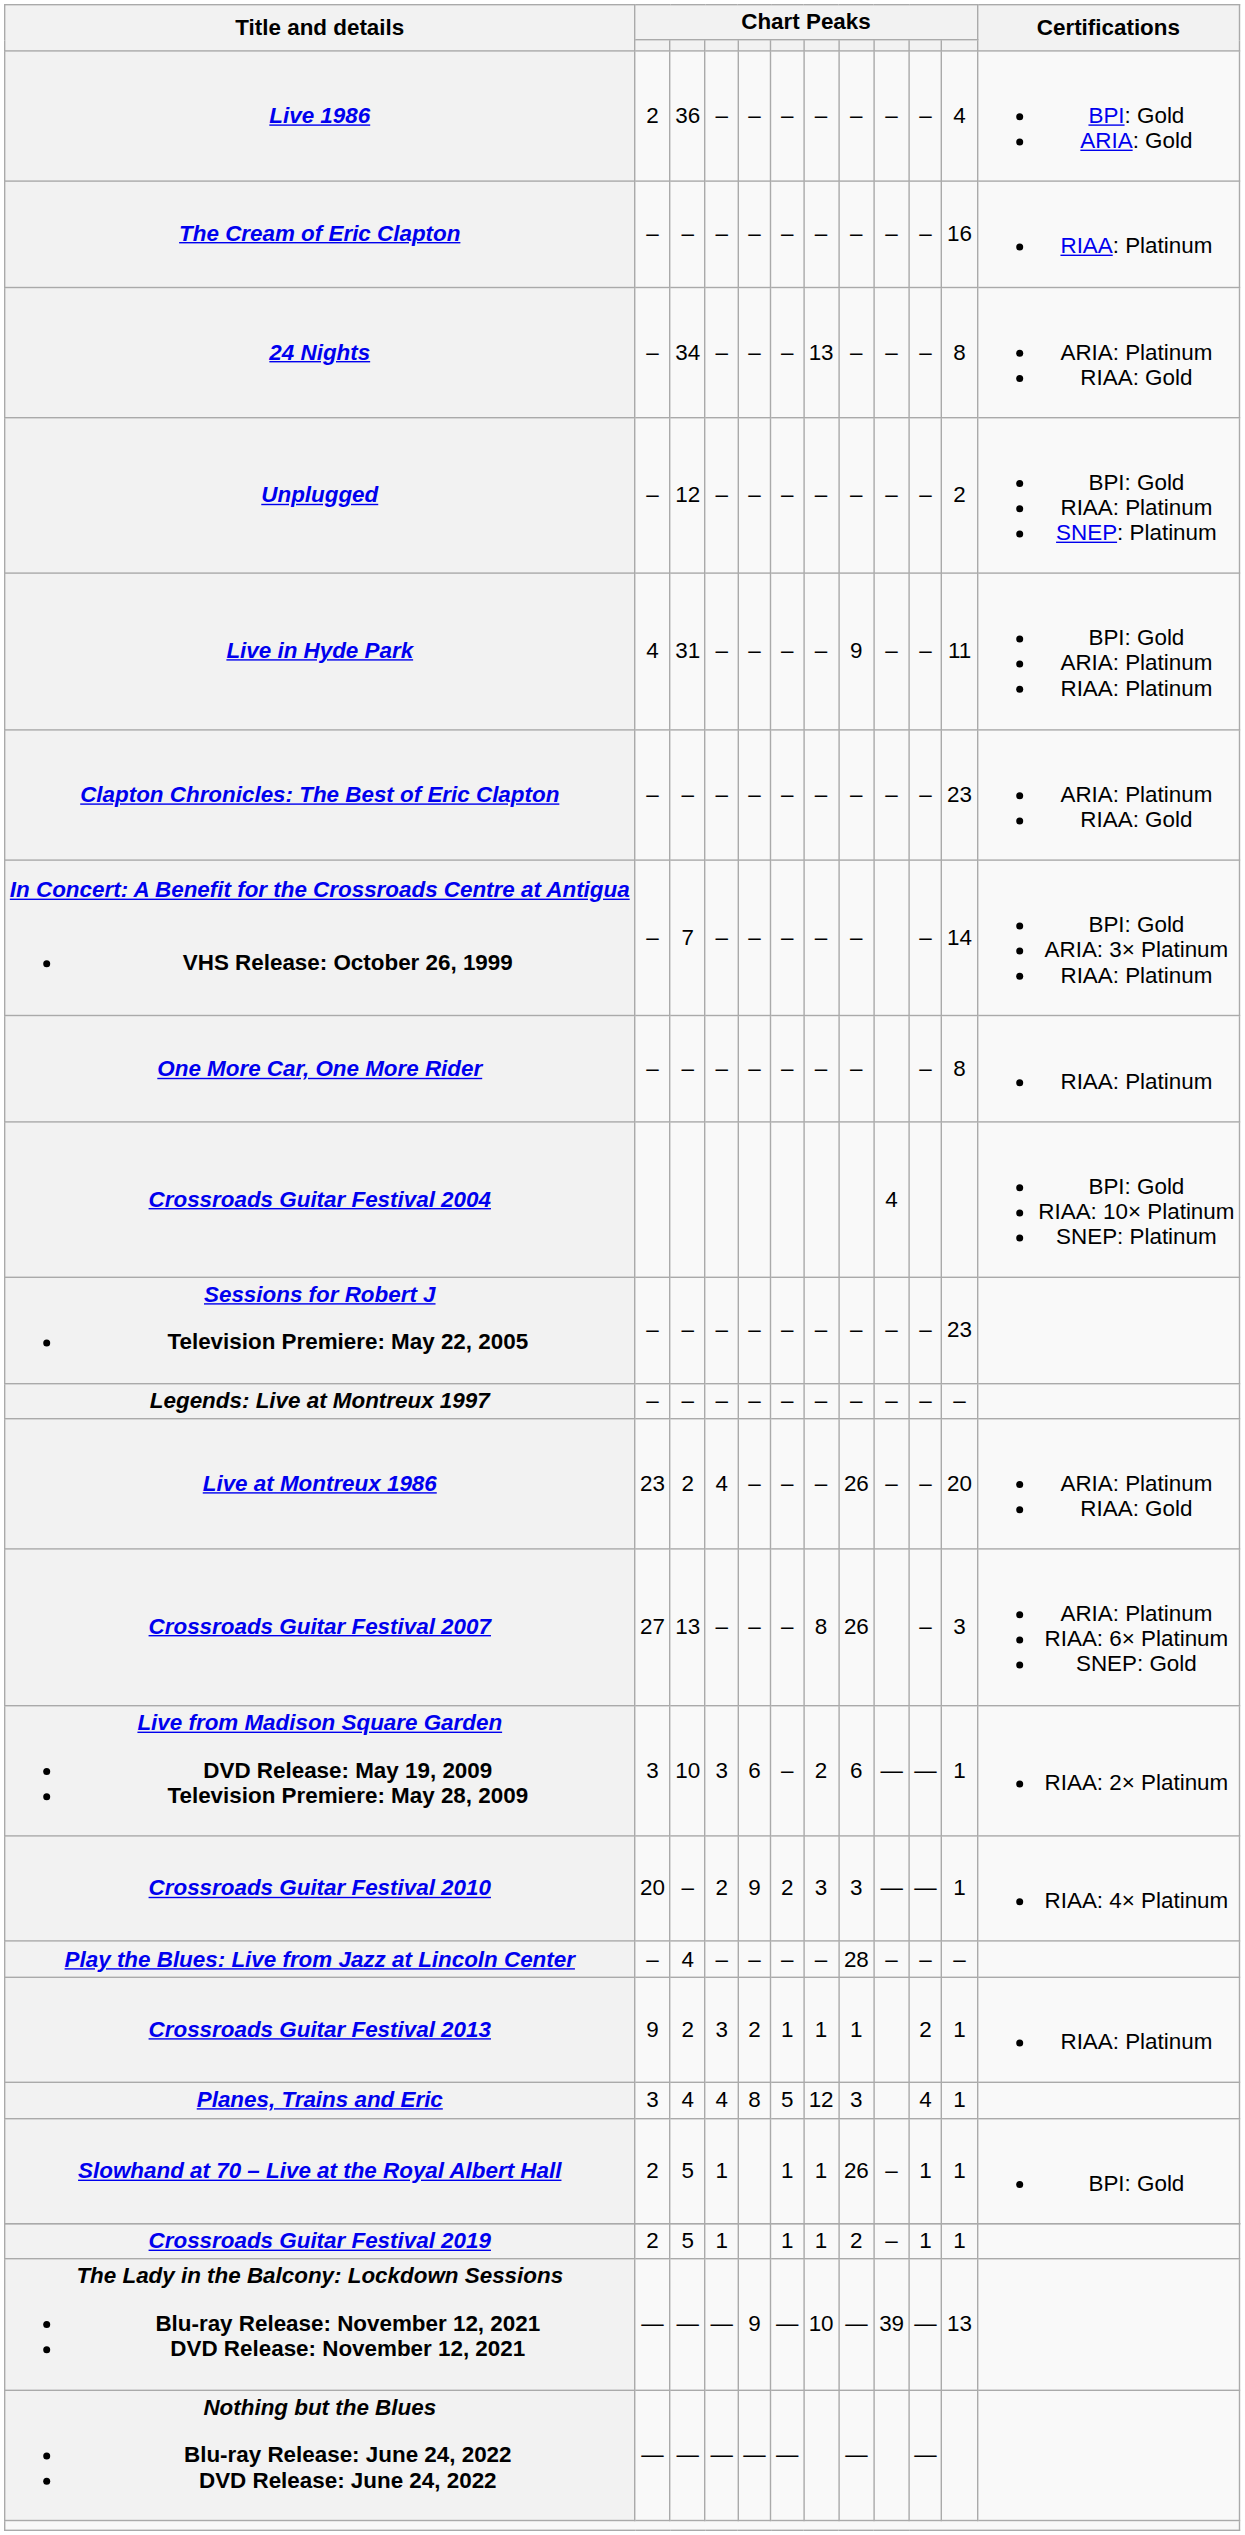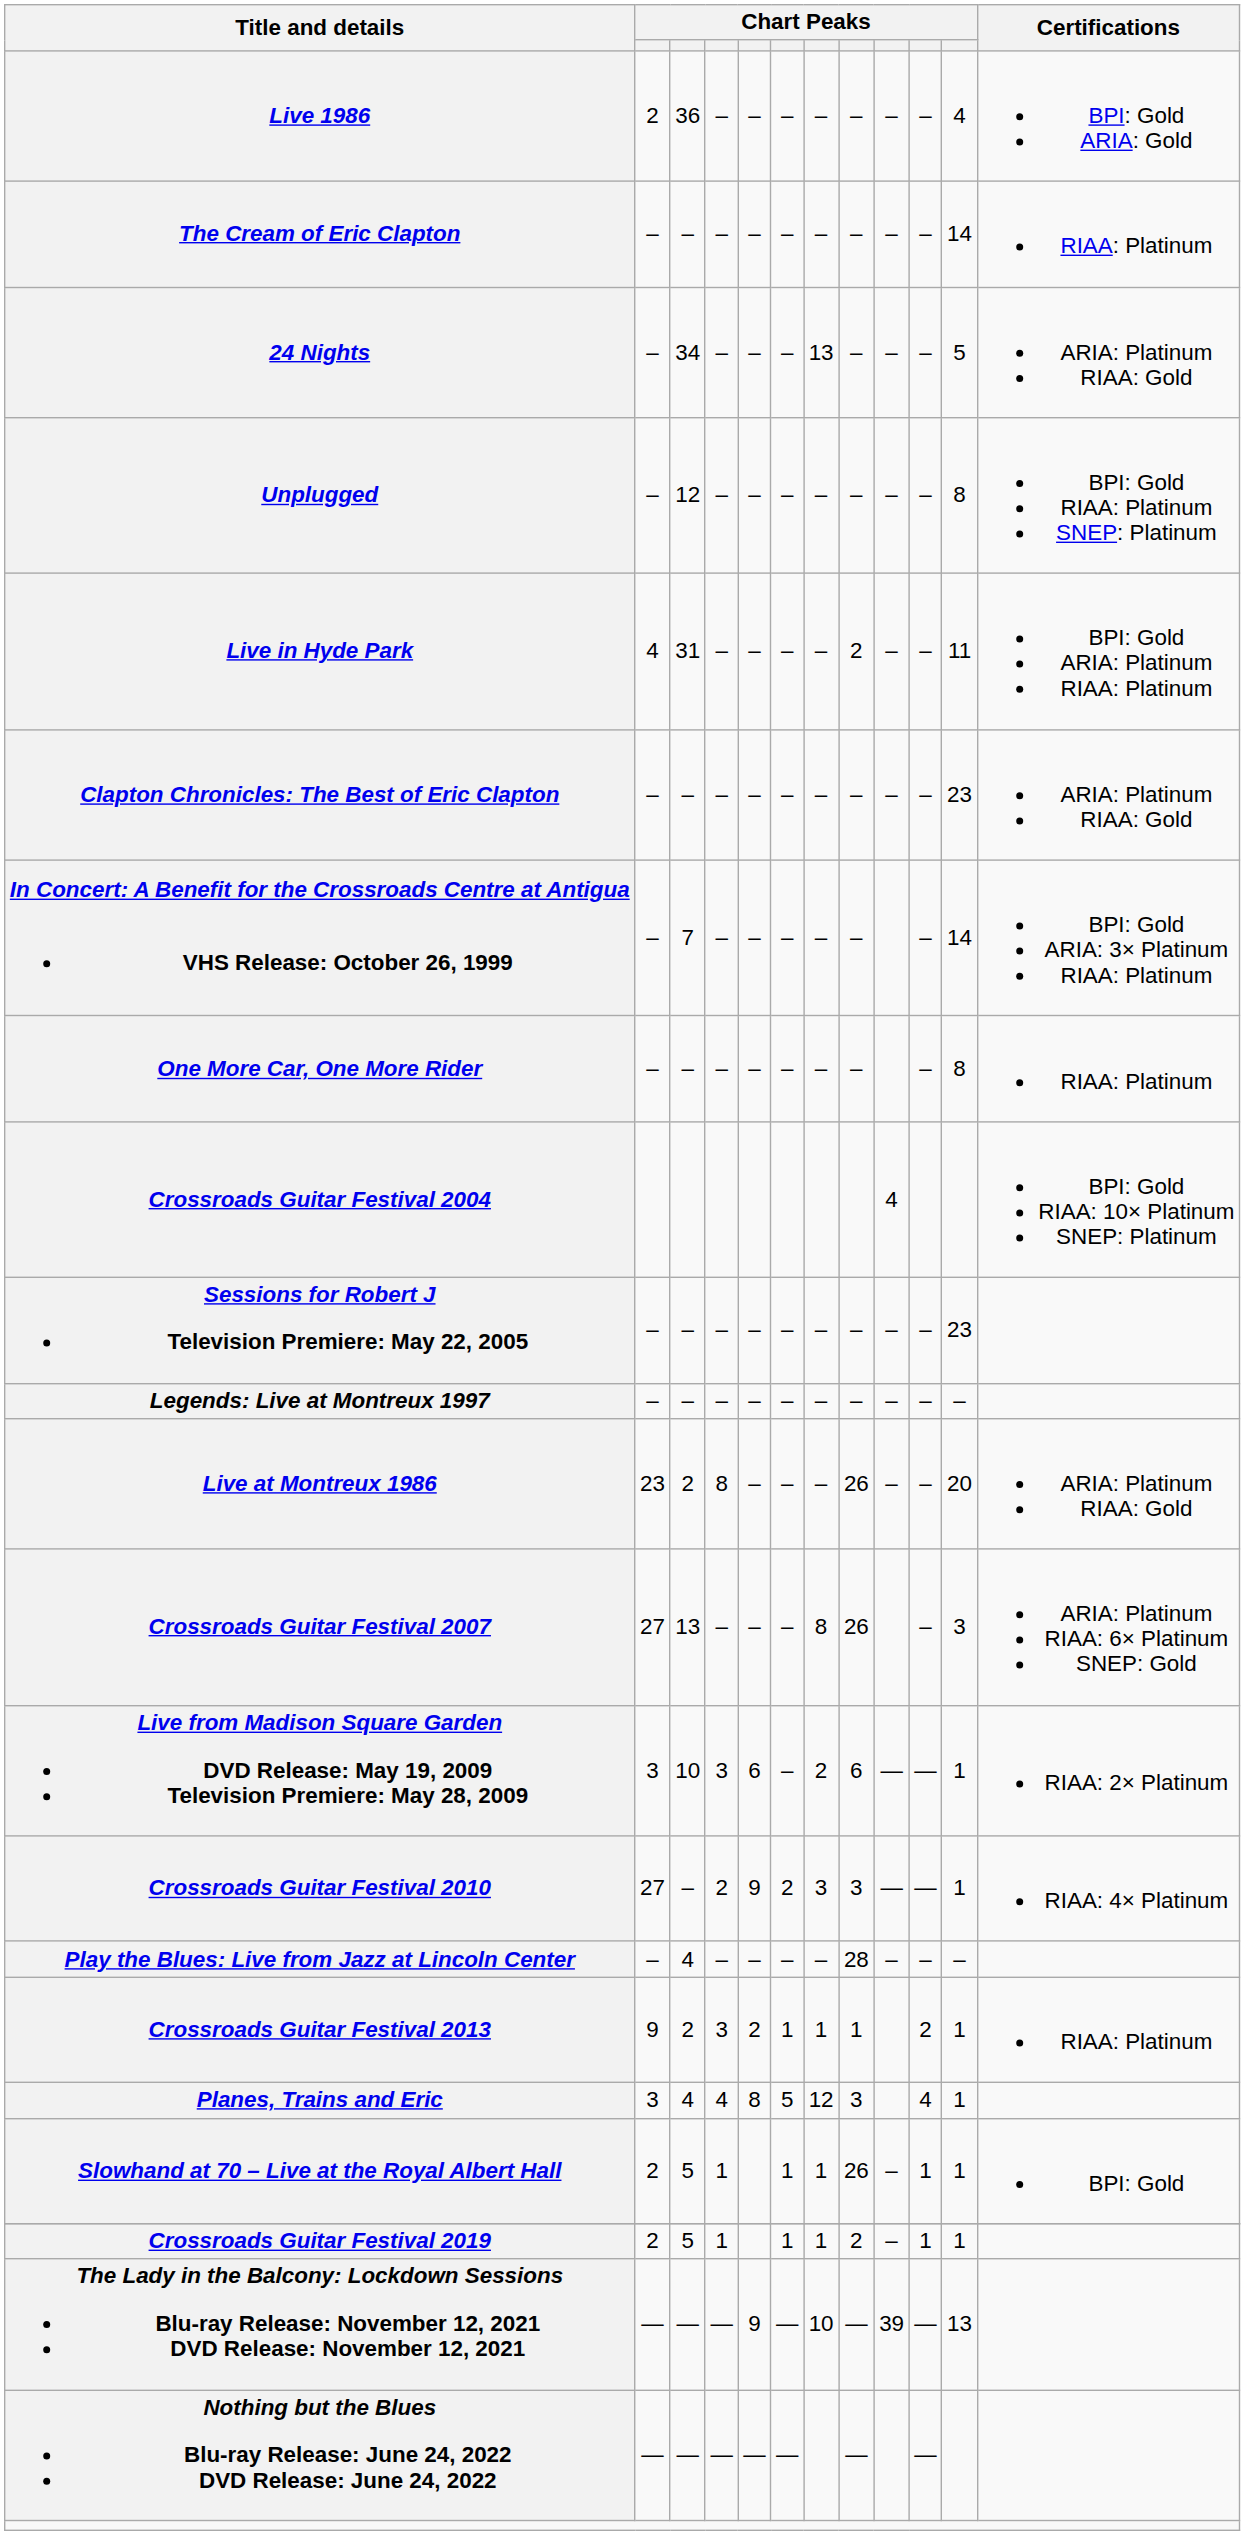(960, 233) 16 -> (960, 233) 14
(960, 351) 8 -> (960, 351) 5
(960, 495) 2 -> (960, 495) 8
(856, 651) 9 -> (856, 651) 2
(722, 1483) 4 -> (722, 1483) 8
(652, 1888) 20 -> (652, 1888) 27
